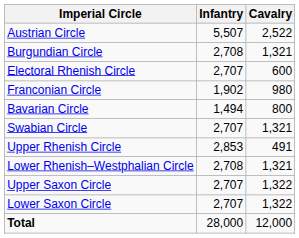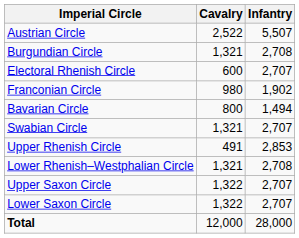columns swapped: (270, 14) <-> (221, 14)
